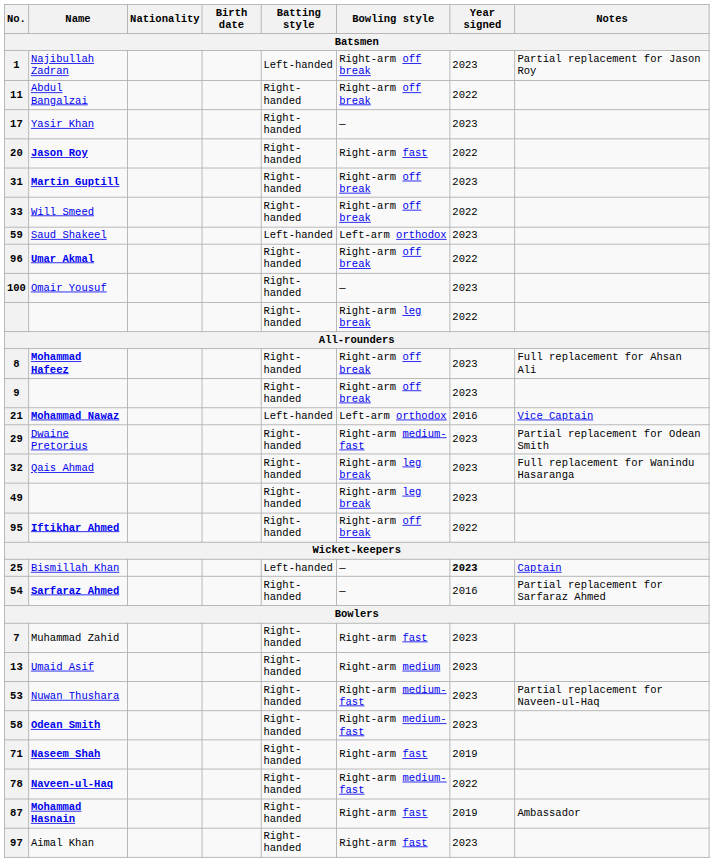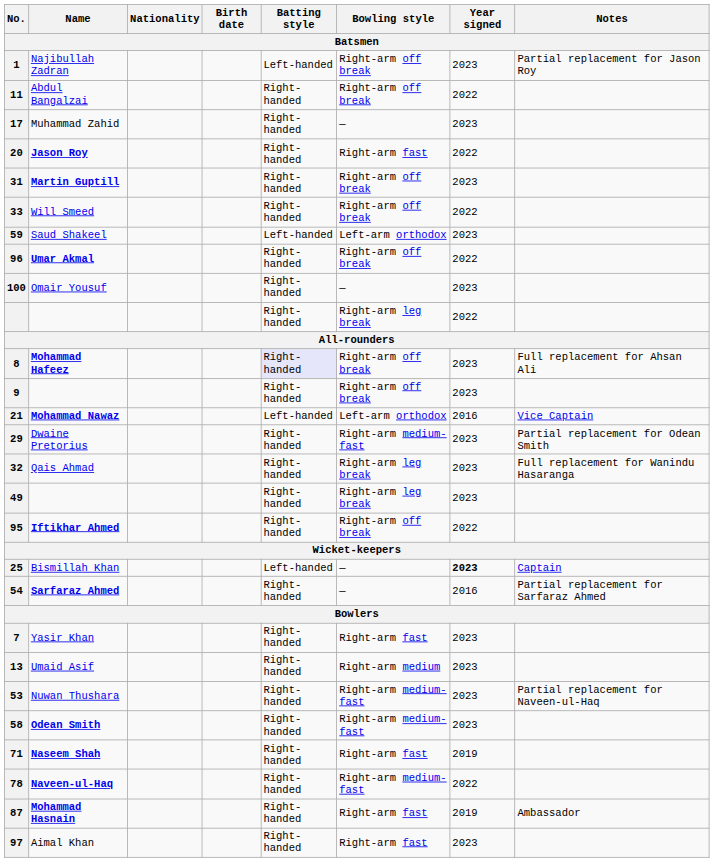(62, 124) Yasir Khan -> (75, 124) Muhammad Zahid
(282, 364) no background -> (282, 364) lavender background
(75, 637) Muhammad Zahid -> (62, 637) Yasir Khan
